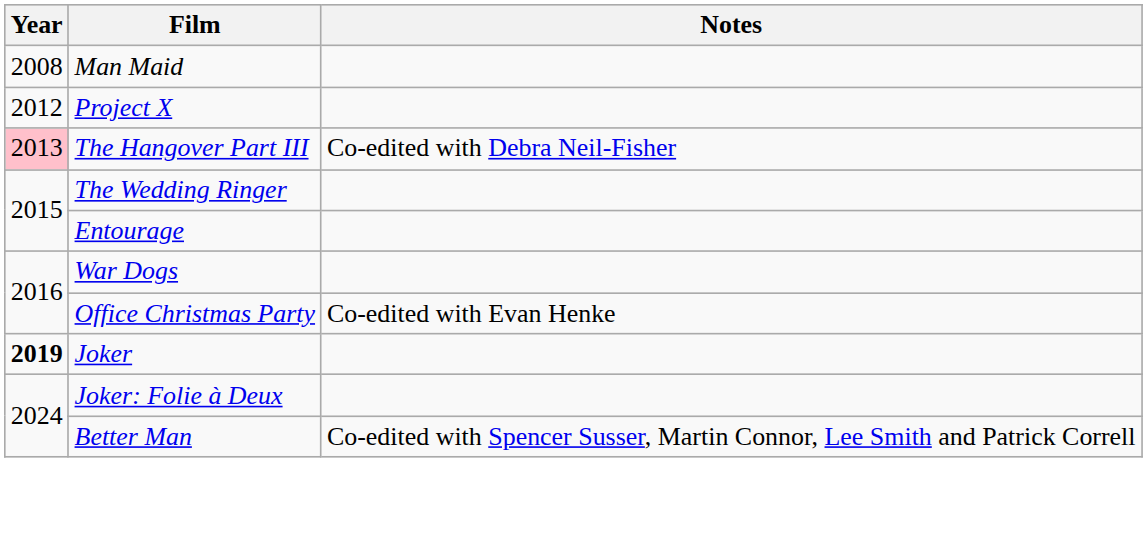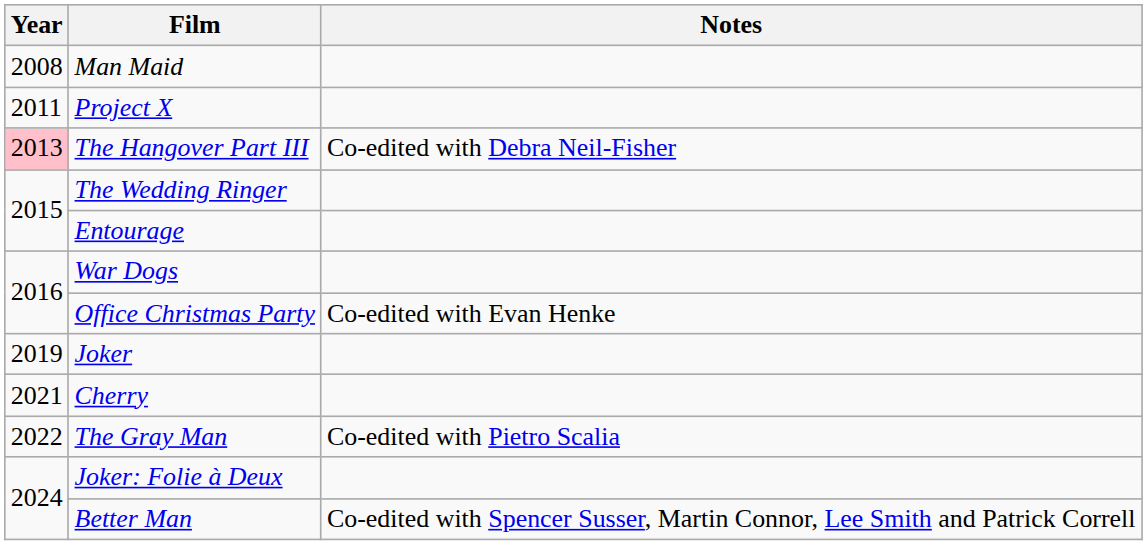(37, 107) 2012 -> (36, 107) 2011
(37, 353) bold -> (37, 353) normal
+ row: (111, 395)
+ row: (151, 436)
